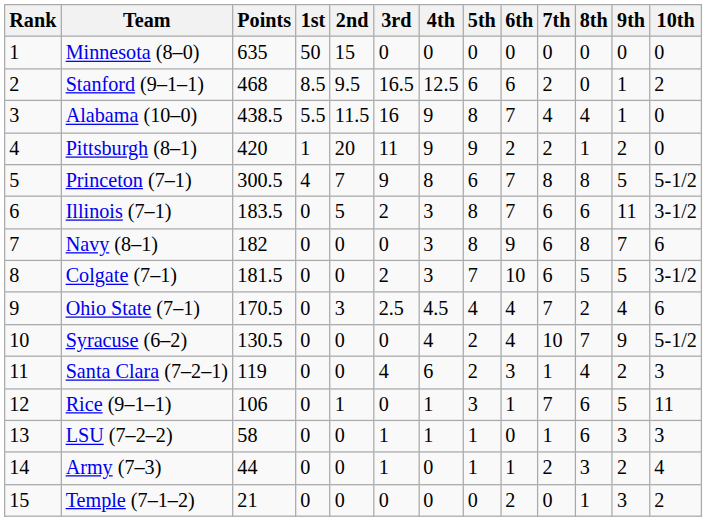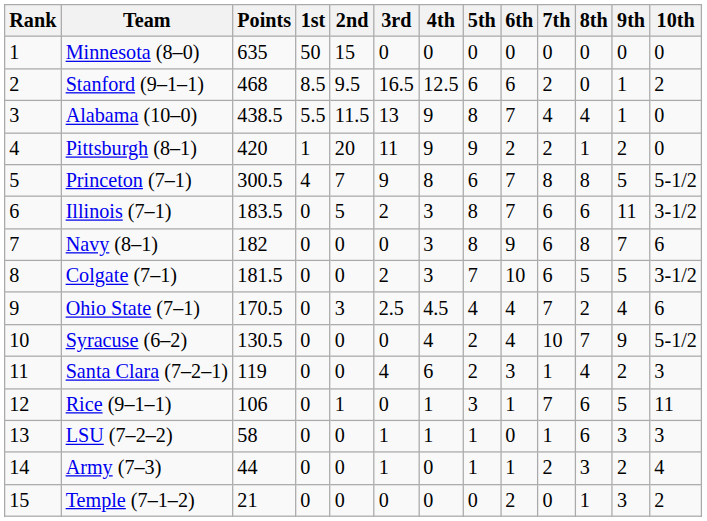(389, 116) 16 -> (389, 116) 13
